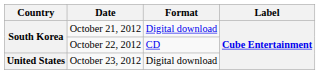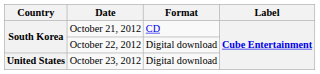(182, 28) Digital download -> (153, 28) CD
(153, 45) CD -> (182, 45) Digital download
